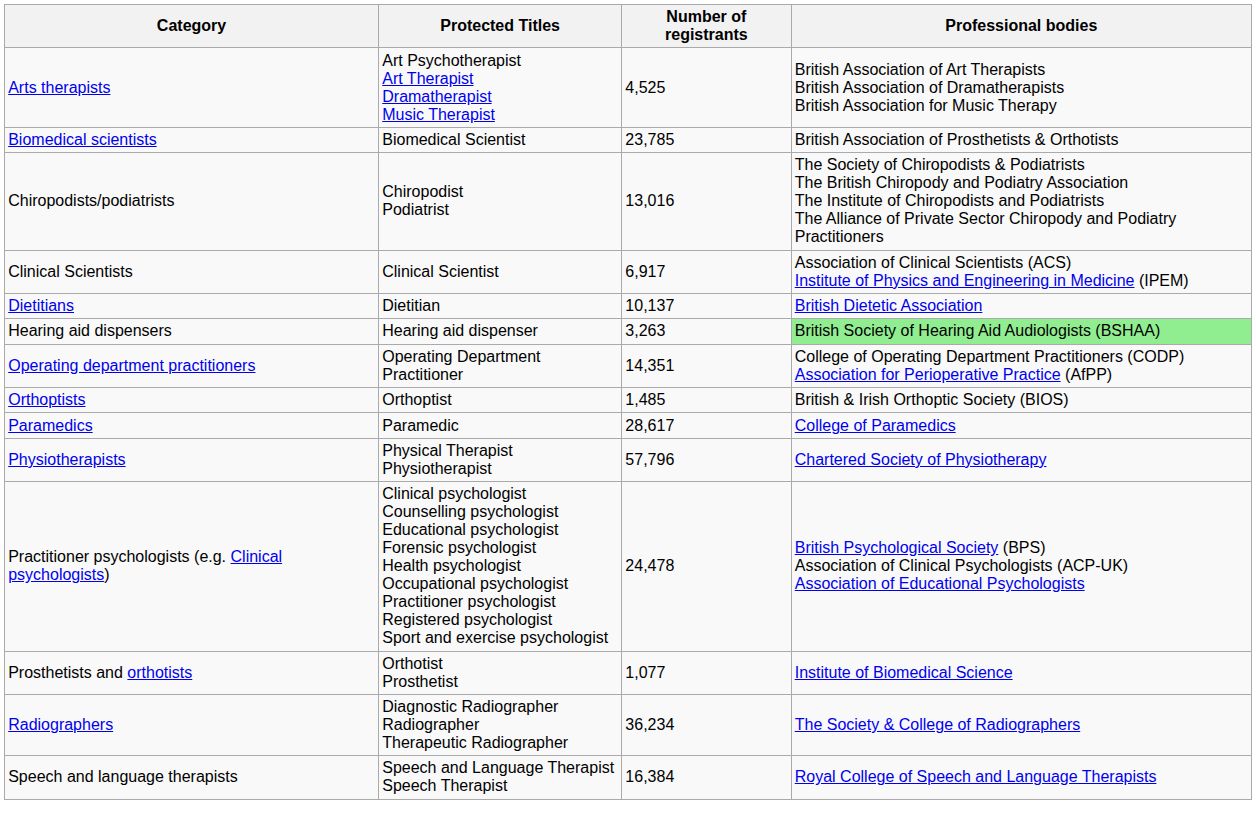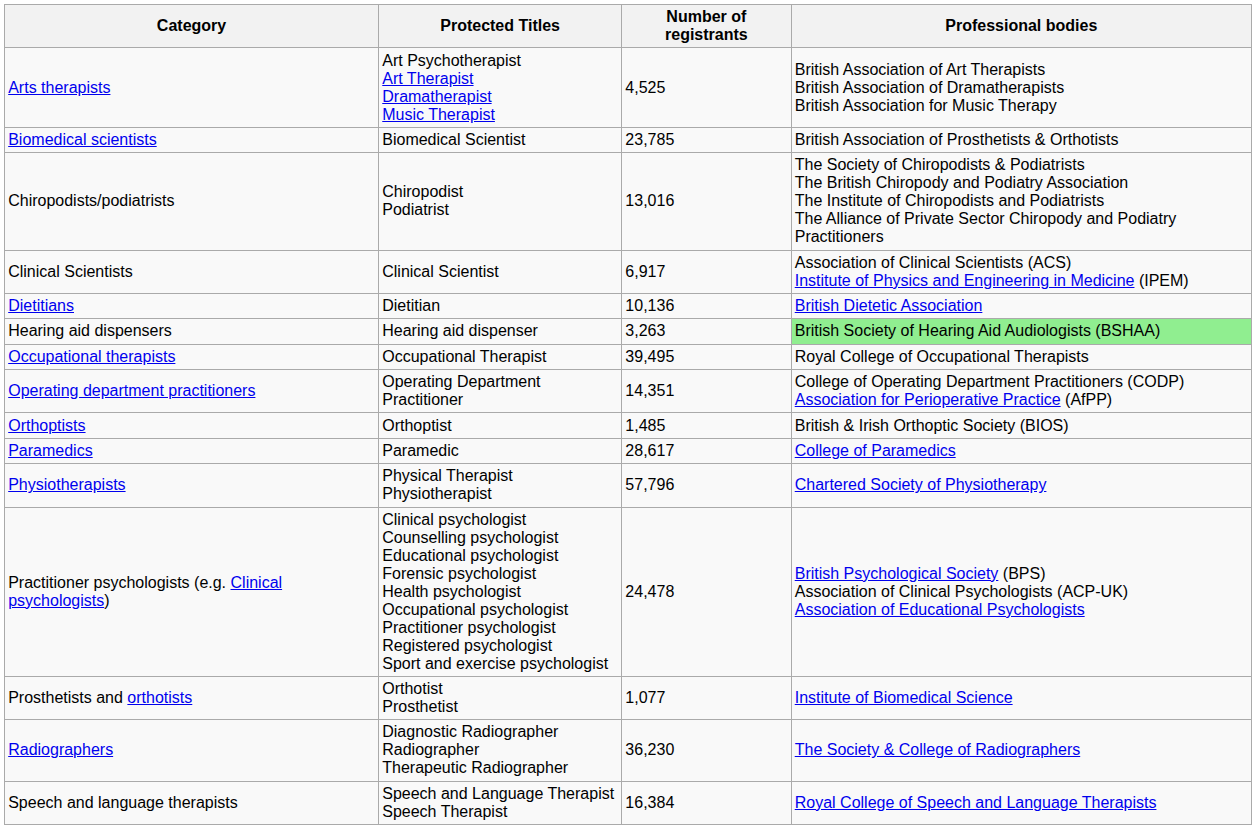(650, 306) 10,137 -> (650, 306) 10,136
+ row: (92, 356)
(650, 725) 36,234 -> (650, 750) 36,230
